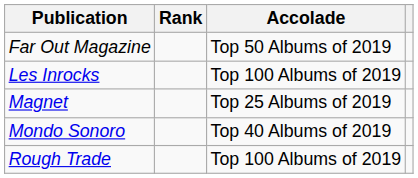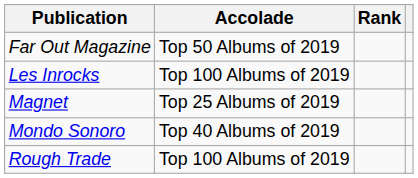columns swapped: (306, 18) <-> (181, 18)
